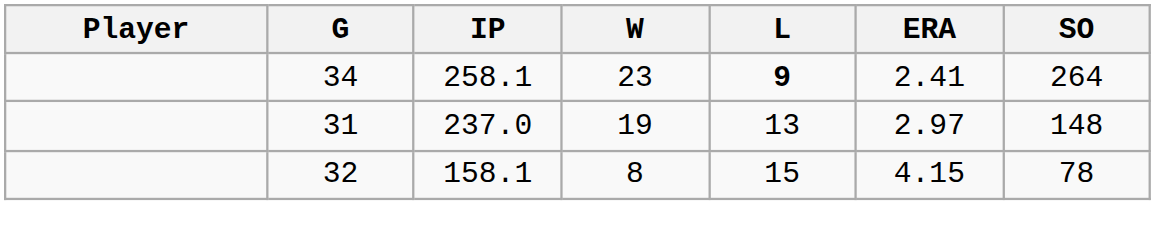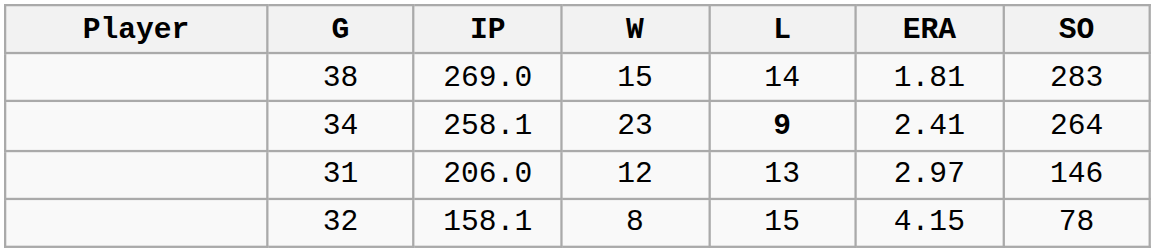+ row: (340, 78)
(488, 126) 237.0 -> (488, 174) 206.0
(635, 126) 19 -> (635, 174) 12
(1077, 126) 148 -> (1077, 174) 146
